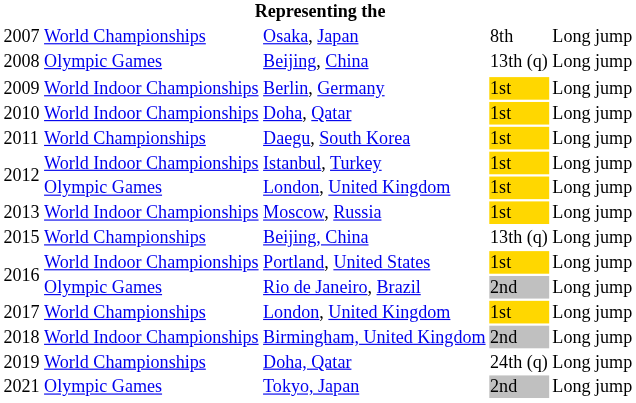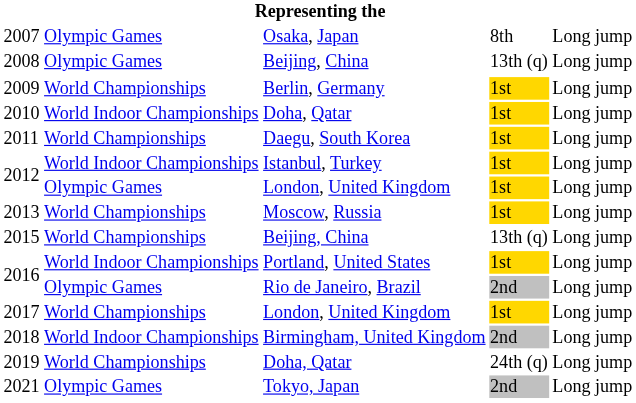(125, 36) World Championships -> (103, 36) Olympic Games
(151, 88) World Indoor Championships -> (125, 88) World Championships
(151, 212) World Indoor Championships -> (125, 212) World Championships
